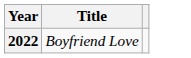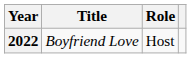+ column: (160, 16)
